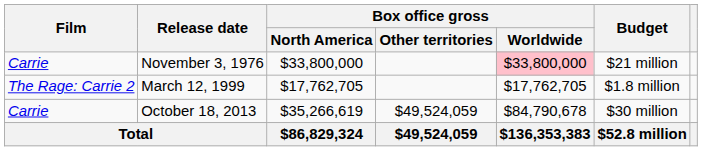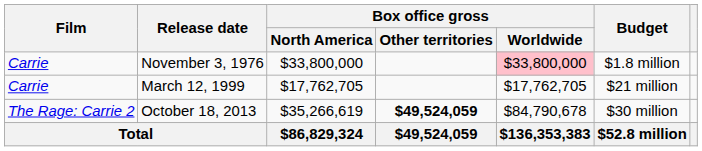(642, 63) $21 million -> (642, 63) $1.8 million
(71, 87) The Rage: Carrie 2 -> (28, 87) Carrie
(642, 87) $1.8 million -> (642, 87) $21 million
(28, 110) Carrie -> (71, 110) The Rage: Carrie 2
(436, 110) normal -> (436, 110) bold
